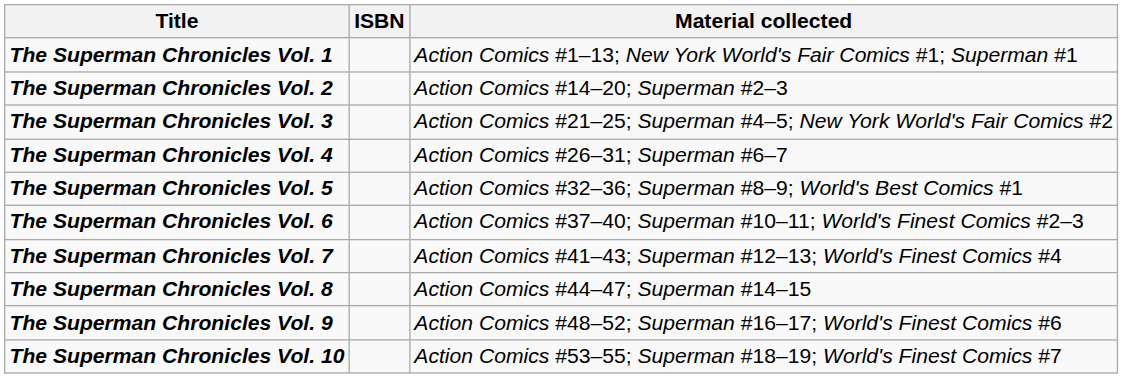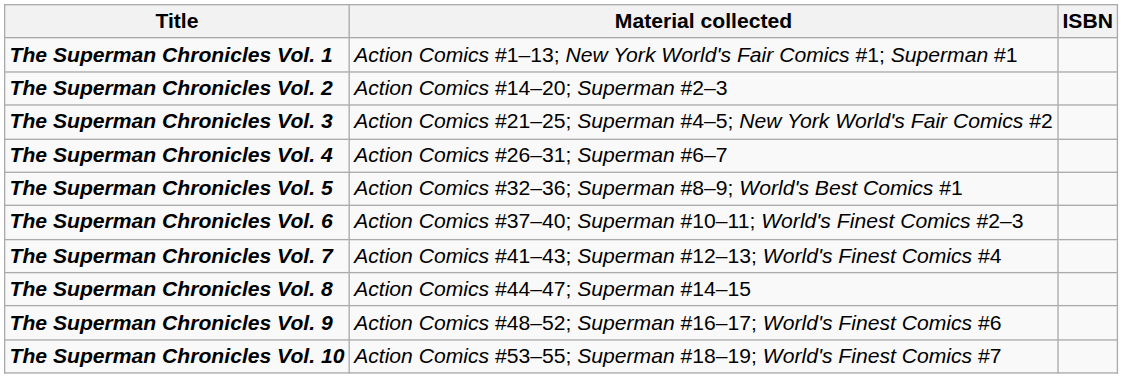columns swapped: (764, 21) <-> (379, 21)
